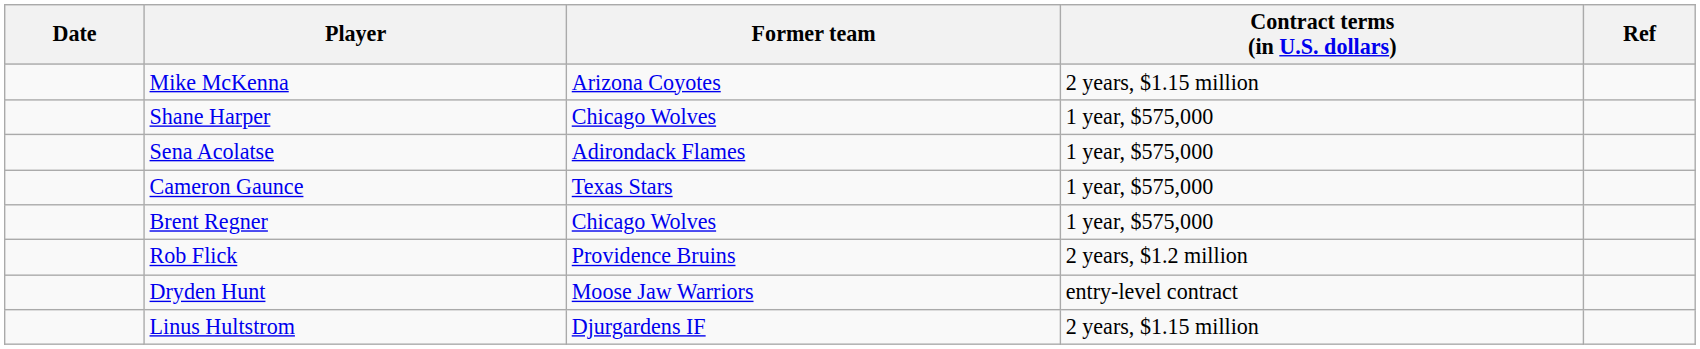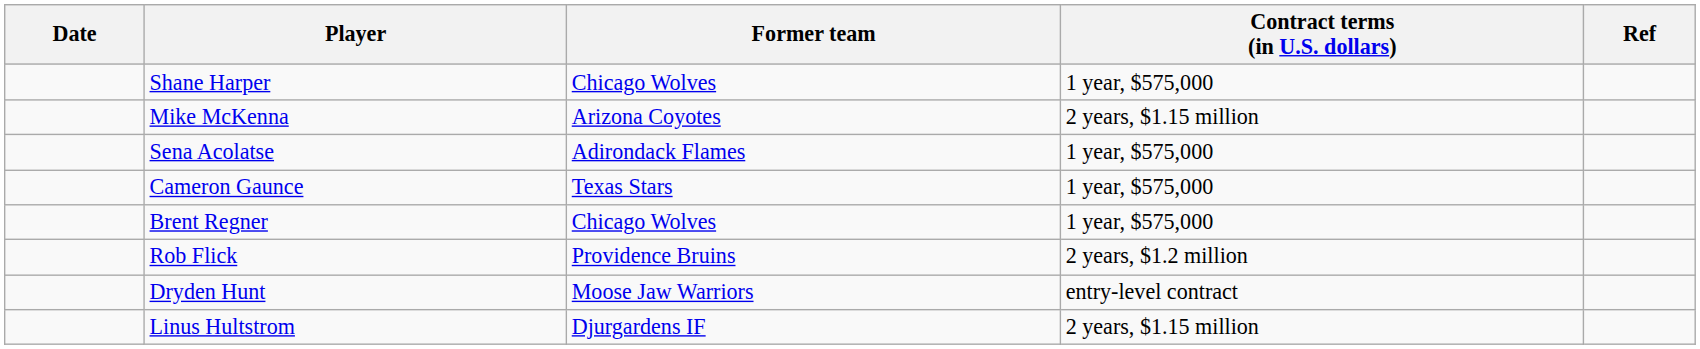rows swapped: (219, 81) <-> (210, 116)
